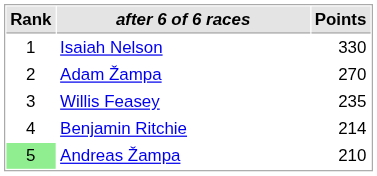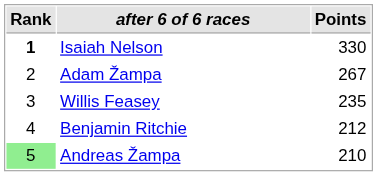(31, 48) normal -> (31, 48) bold
(352, 75) 270 -> (352, 75) 267
(352, 129) 214 -> (352, 129) 212
